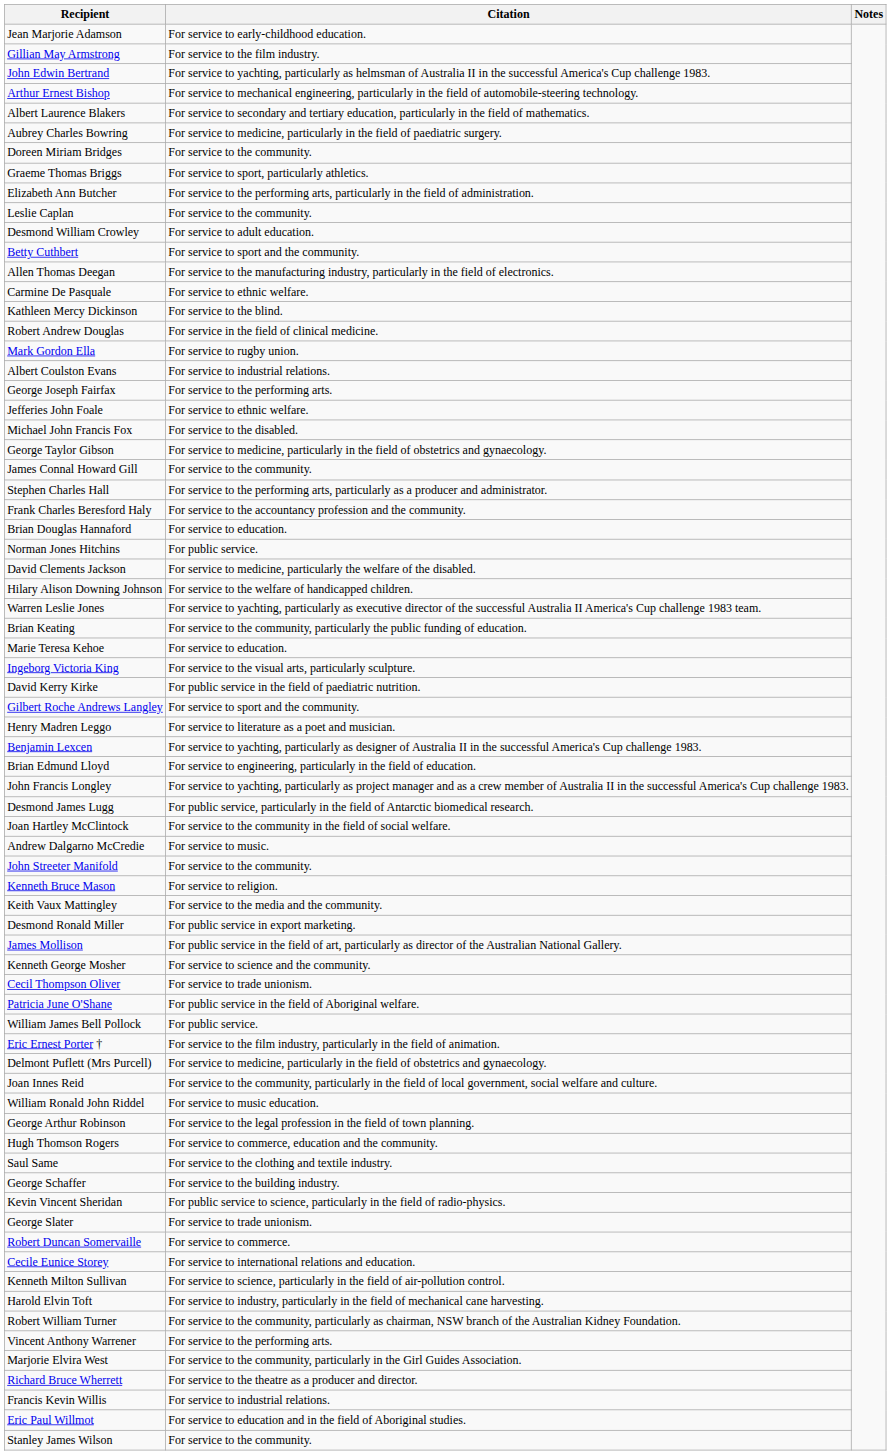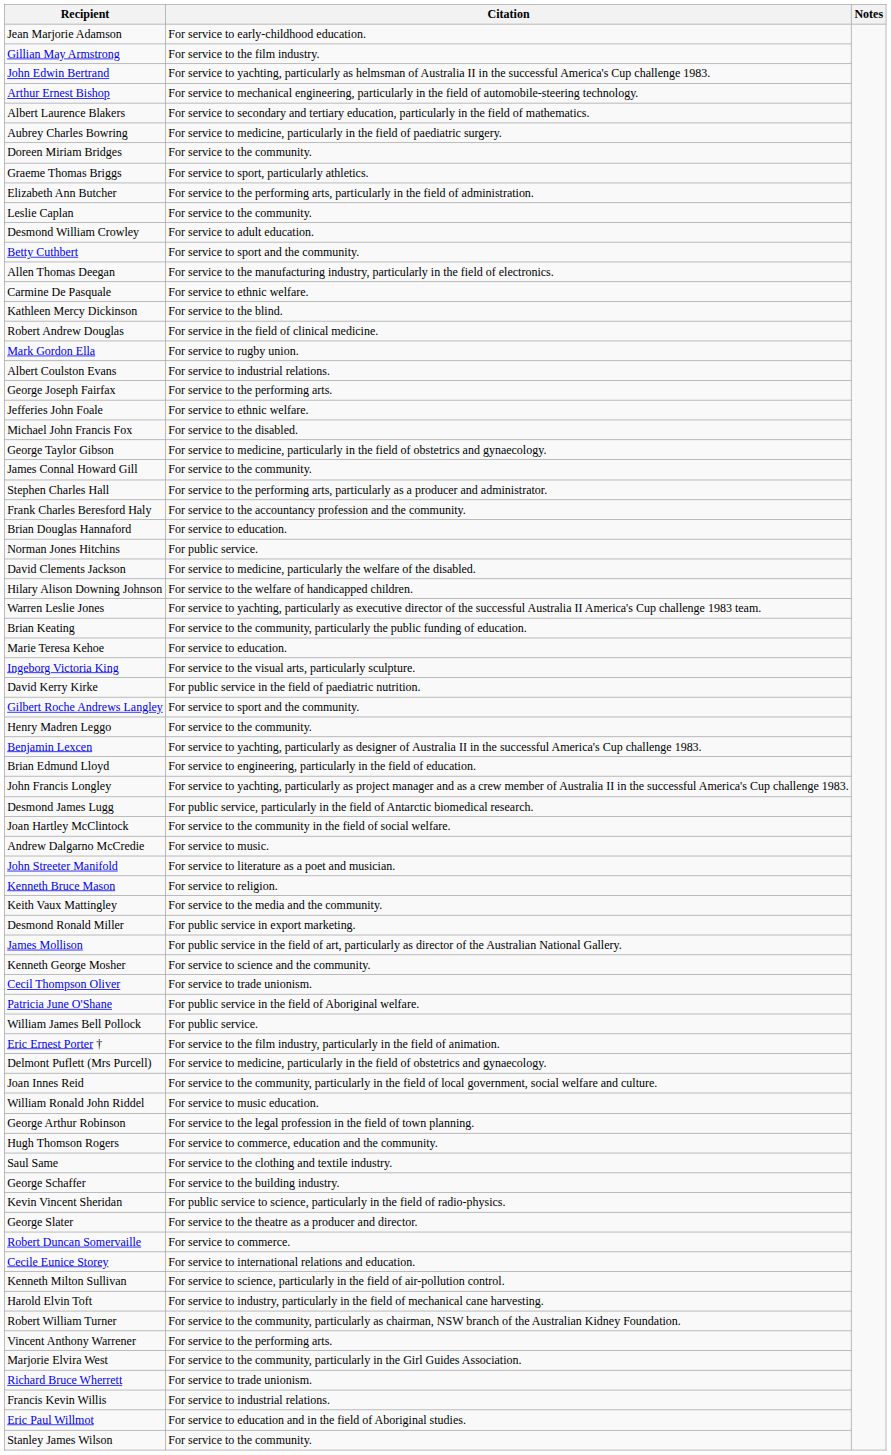(282, 727) For service to literature as a poet and musician. -> (240, 727) For service to the community.
(240, 865) For service to the community. -> (282, 865) For service to literature as a poet and musician.
(240, 1222) For service to trade unionism. -> (293, 1222) For service to the theatre as a producer and director.
(293, 1380) For service to the theatre as a producer and director. -> (240, 1380) For service to trade unionism.
